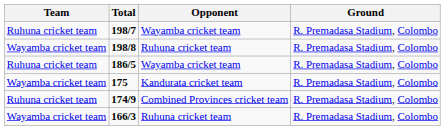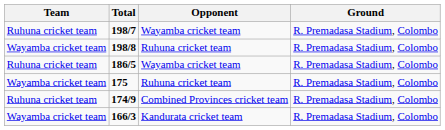(192, 82) Kandurata cricket team -> (186, 82) Ruhuna cricket team
(186, 116) Ruhuna cricket team -> (192, 116) Kandurata cricket team
